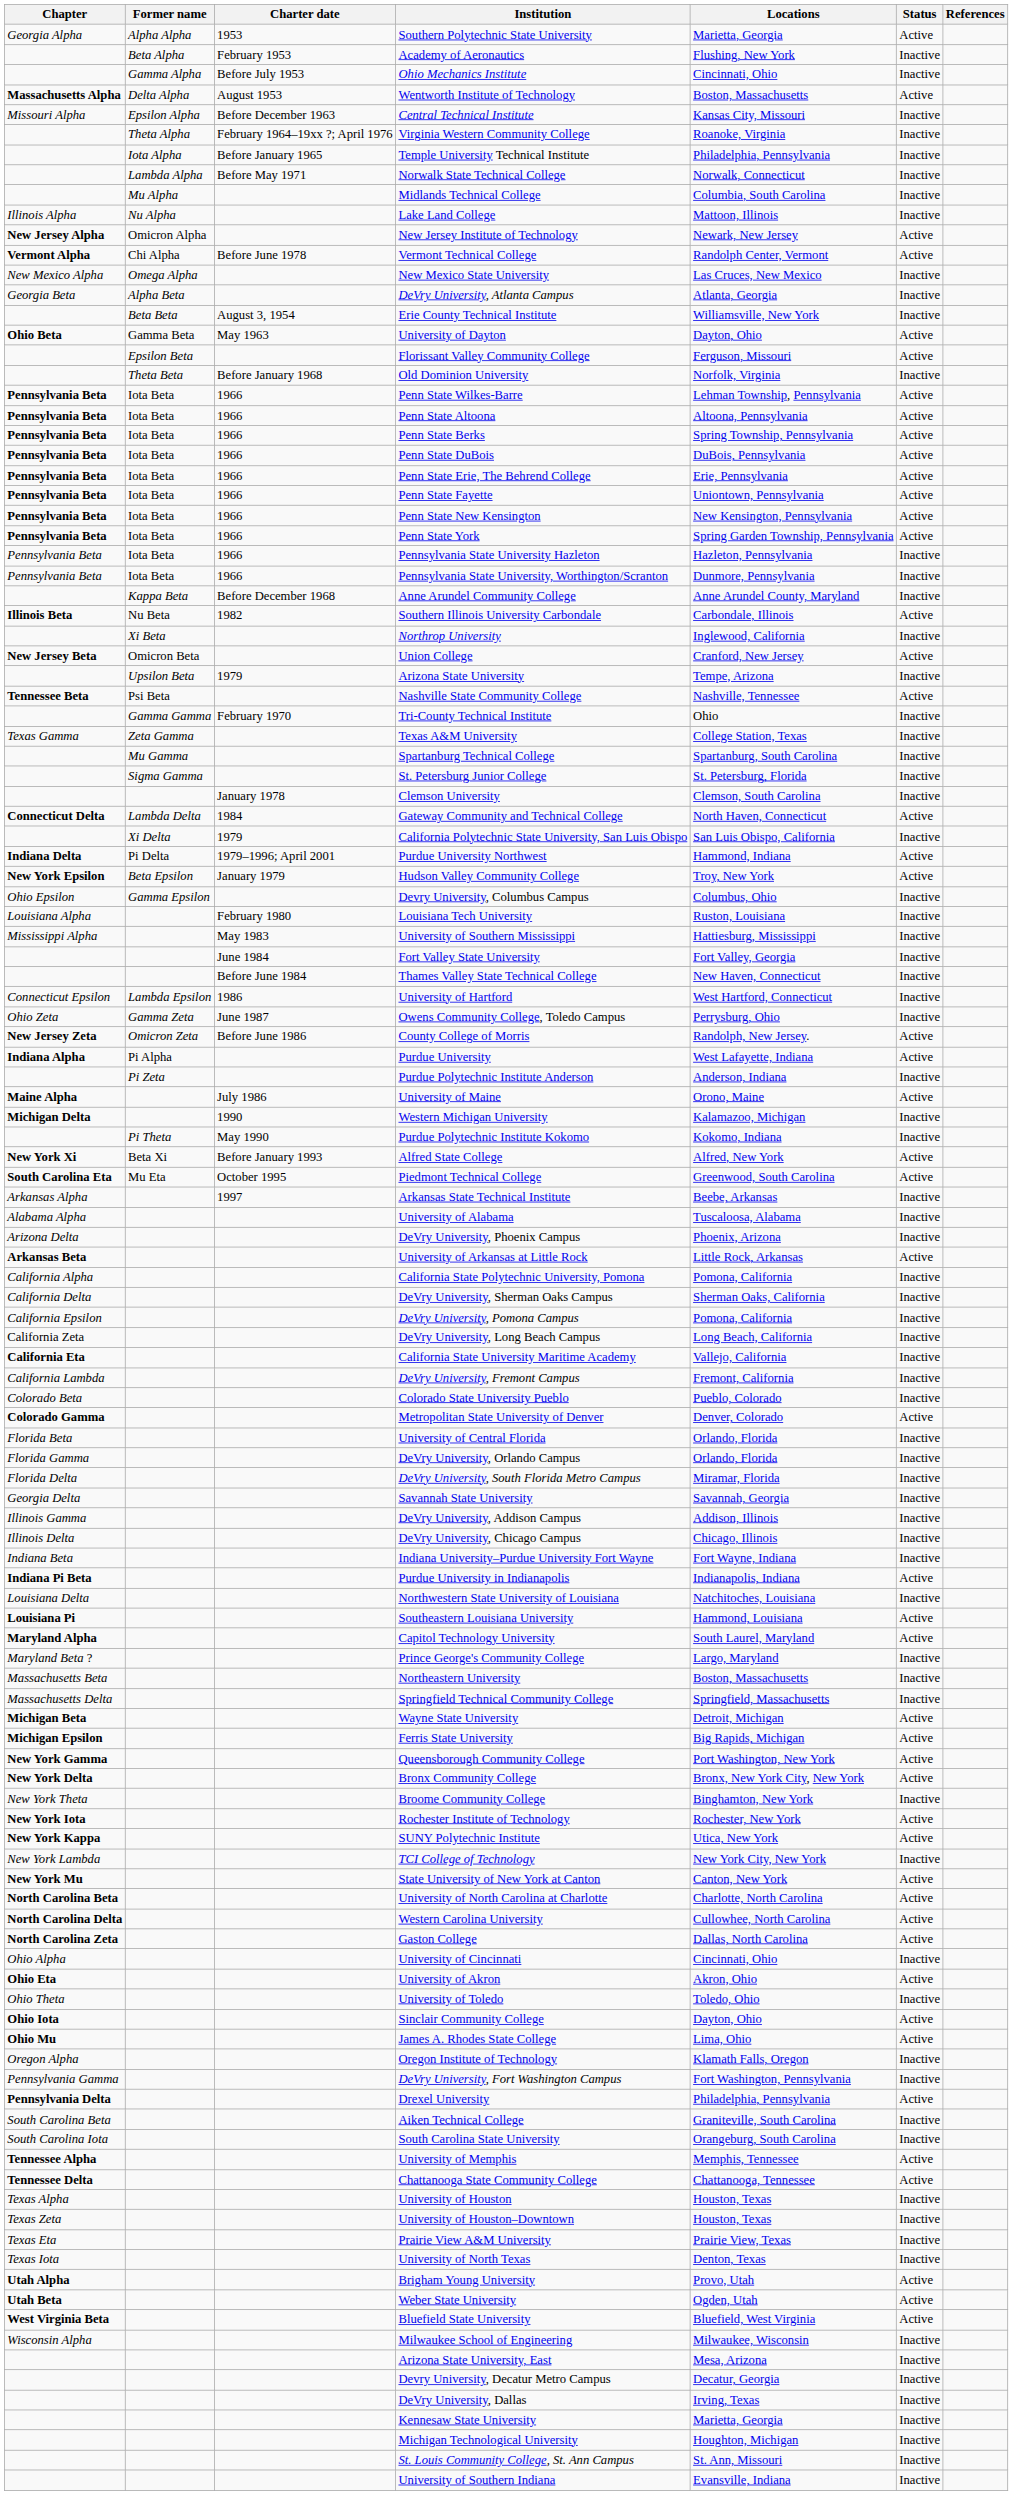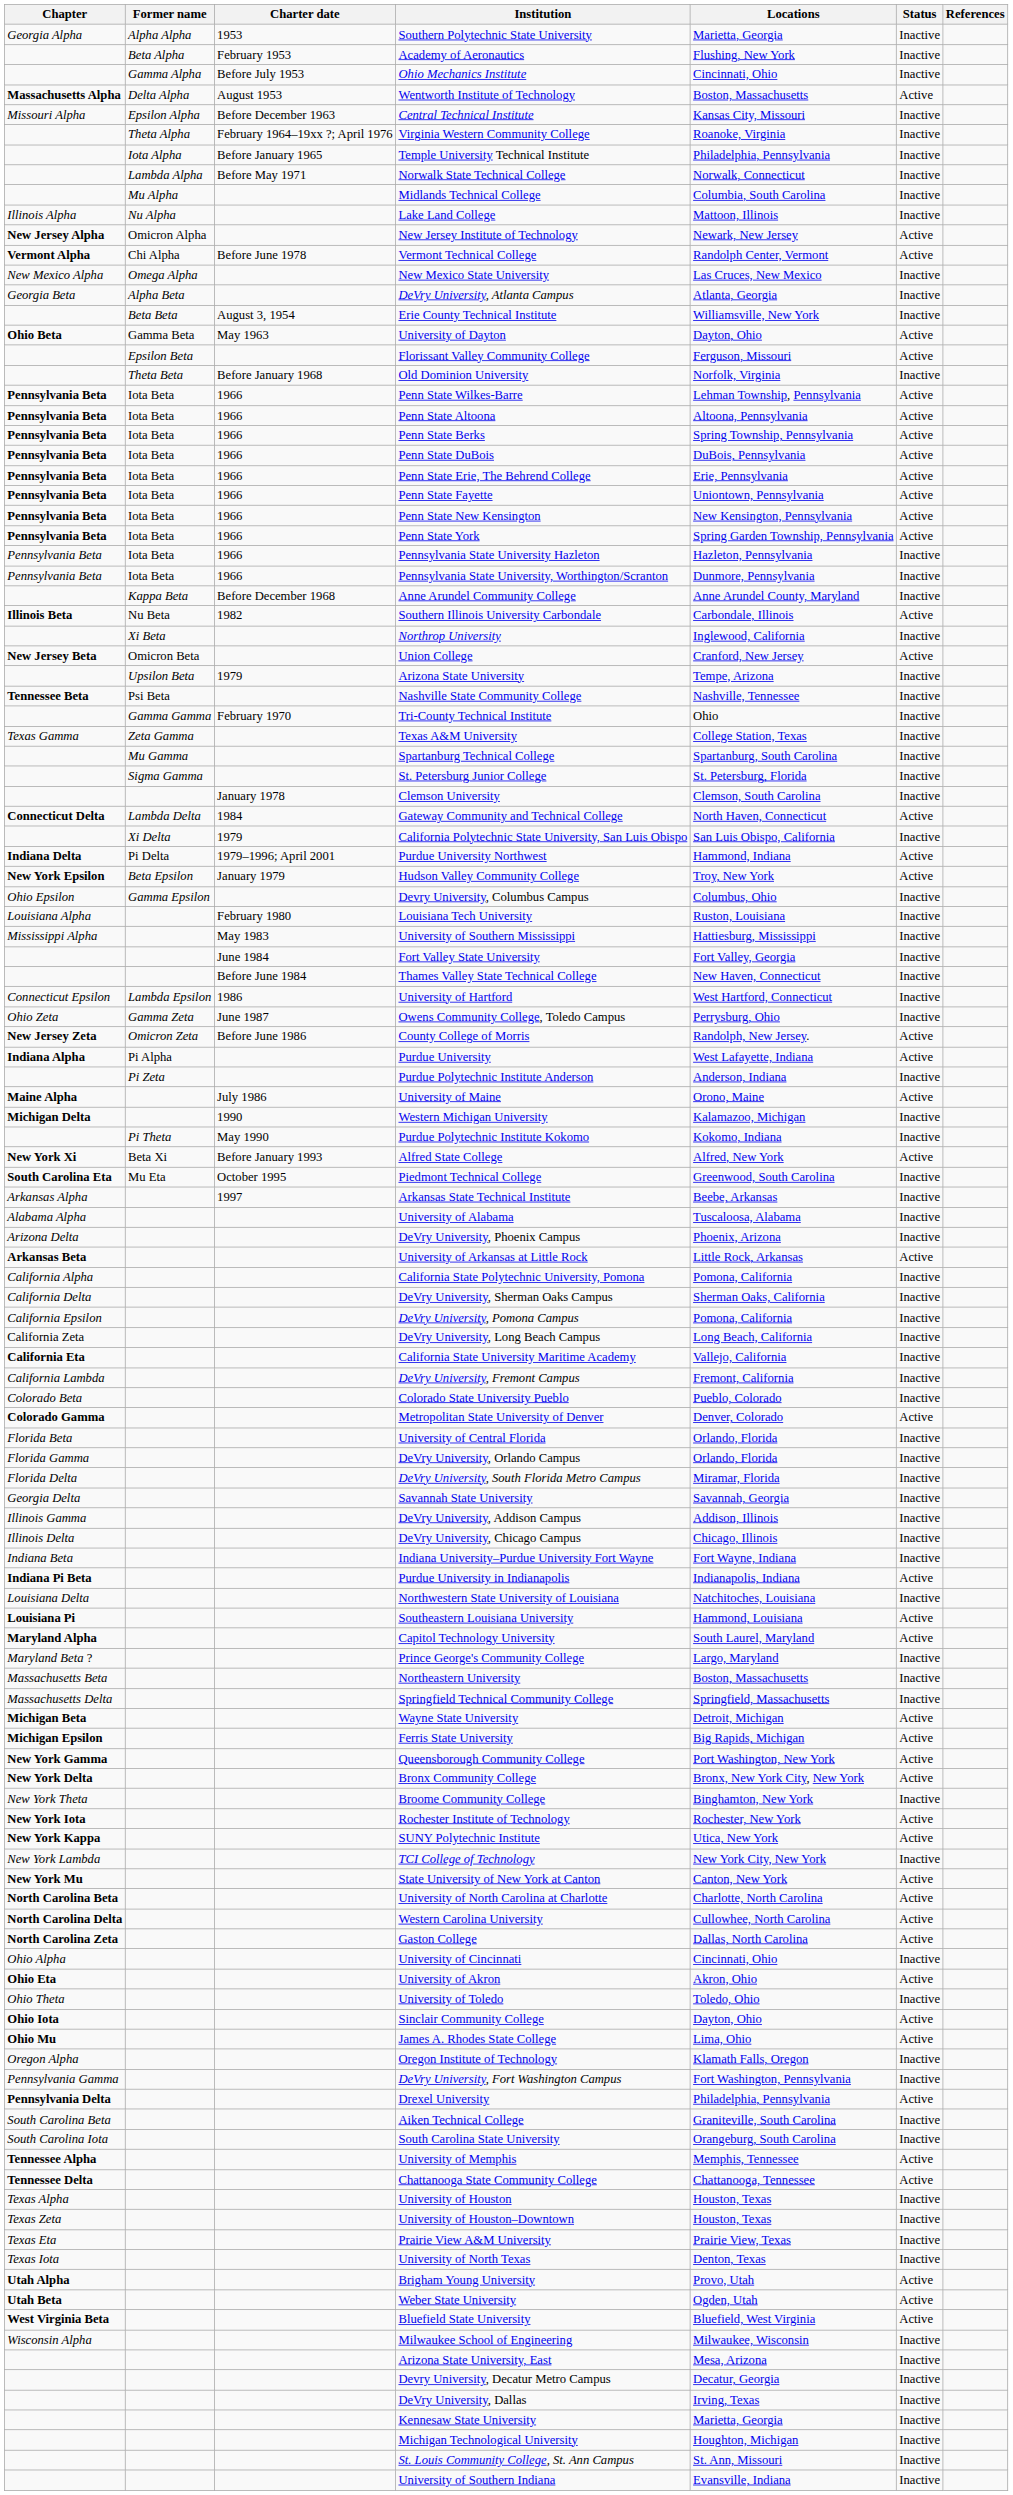(916, 34) Active -> (920, 34) Inactive
(916, 696) Active -> (920, 696) Inactive
(916, 1177) Active -> (920, 1177) Inactive
